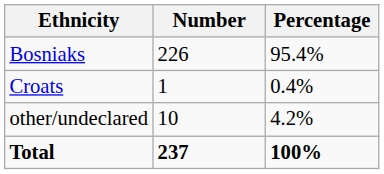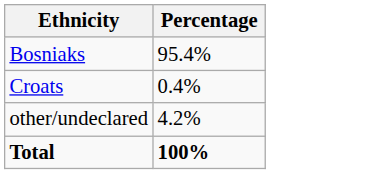- column: (209, 20)
